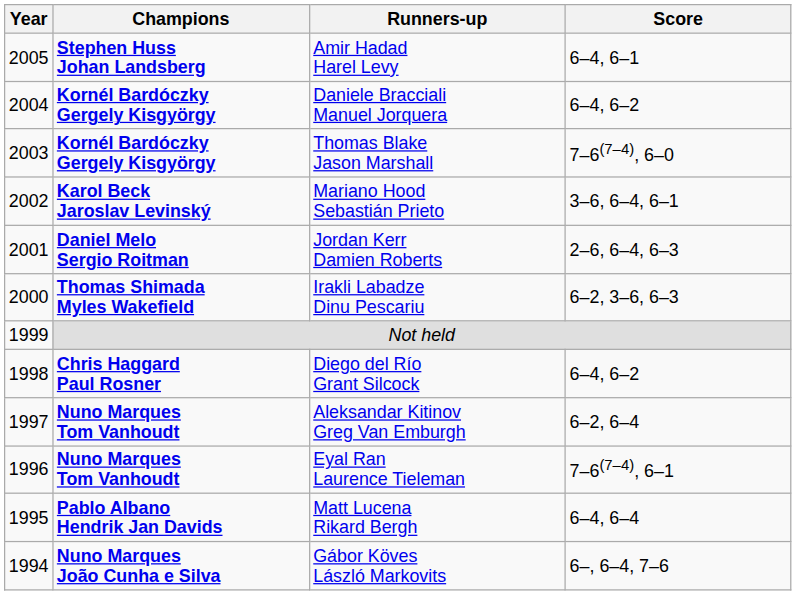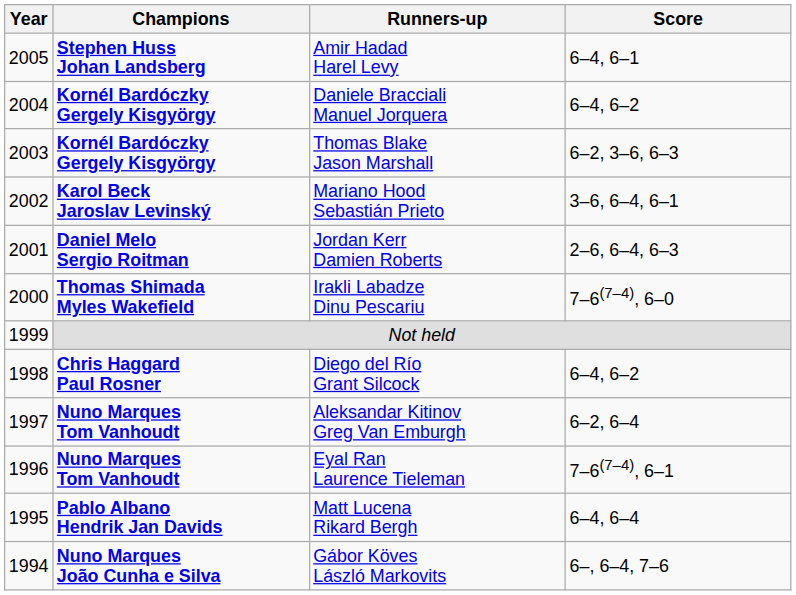(622, 153) 7–6(7–4), 6–0 -> (624, 153) 6–2, 3–6, 6–3
(624, 297) 6–2, 3–6, 6–3 -> (622, 297) 7–6(7–4), 6–0
